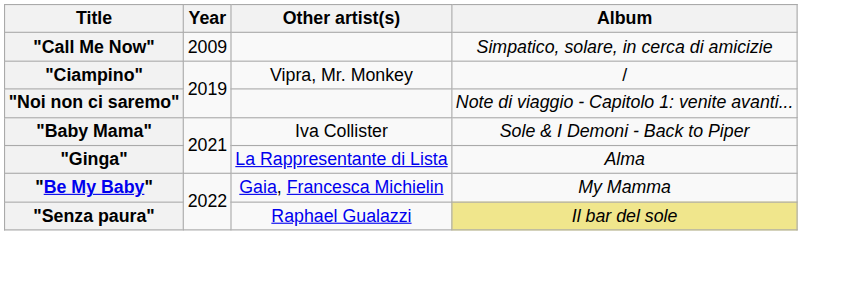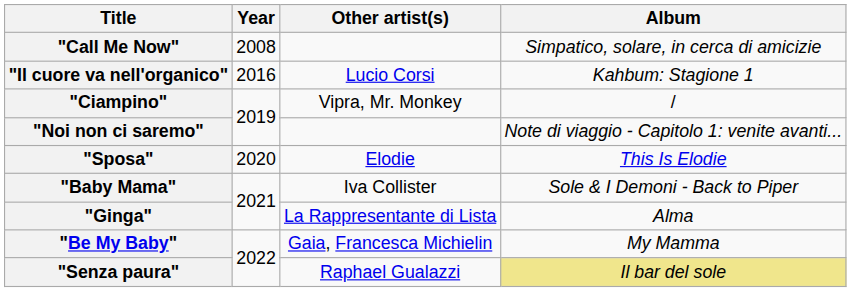(207, 46) 2009 -> (256, 46) 2008
+ row: (118, 74)
+ row: (118, 159)
